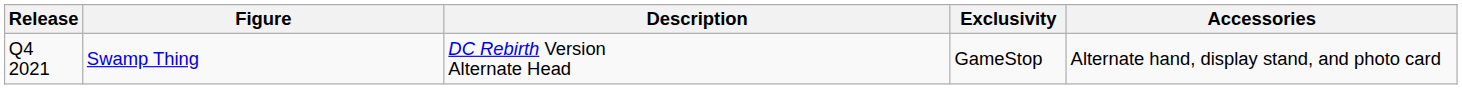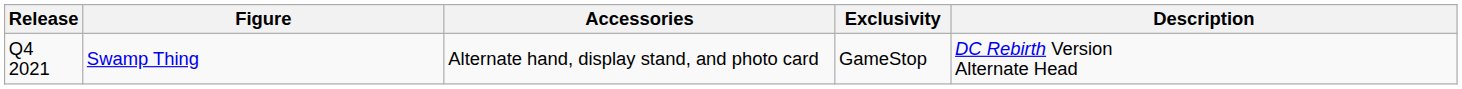columns swapped: (1262, 19) <-> (697, 19)
